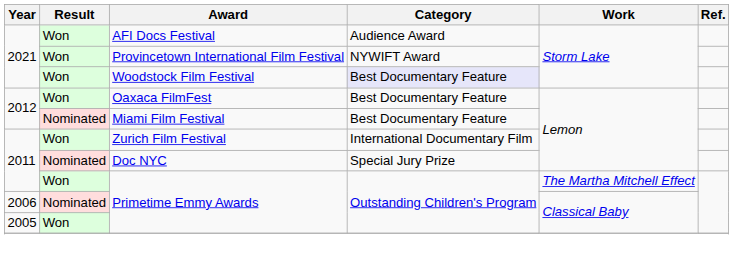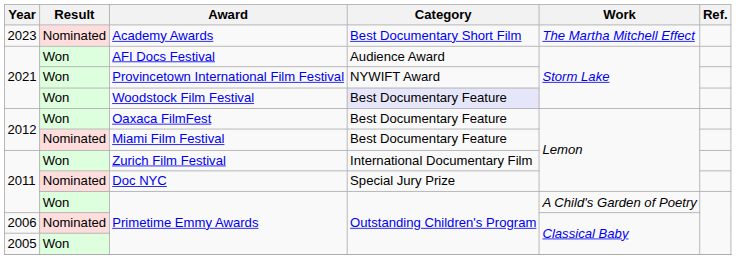+ row: (22, 35)
(619, 181) The Martha Mitchell Effect -> (620, 202) A Child's Garden of Poetry
